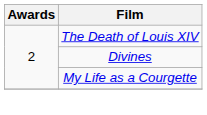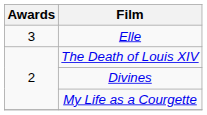+ row: (130, 36)
